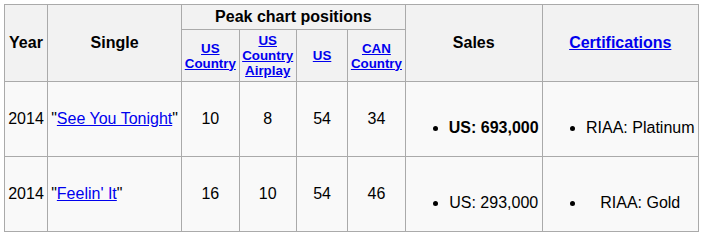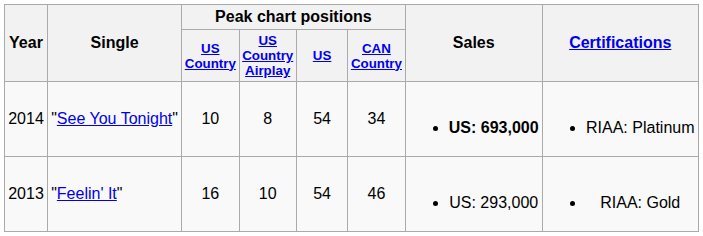(26, 194) 2014 -> (26, 194) 2013
